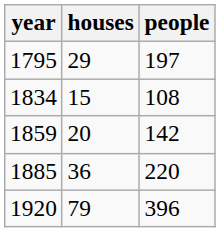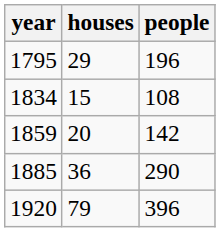(162, 60) 197 -> (162, 60) 196
(162, 171) 220 -> (162, 171) 290
